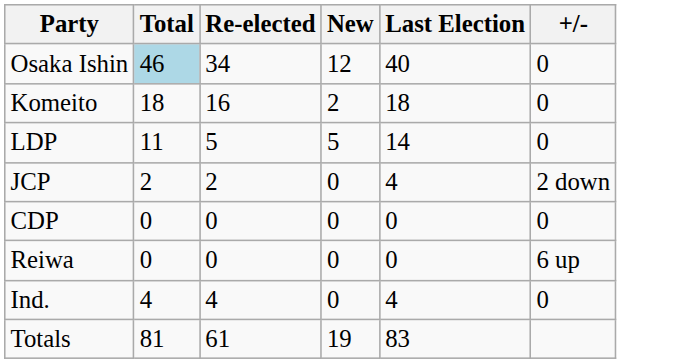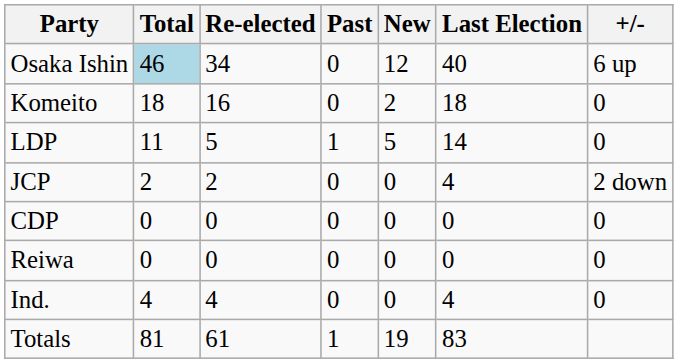+ column: (350, 24)
(543, 63) 0 -> (615, 63) 6 up
(558, 260) 6 up -> (600, 260) 0
